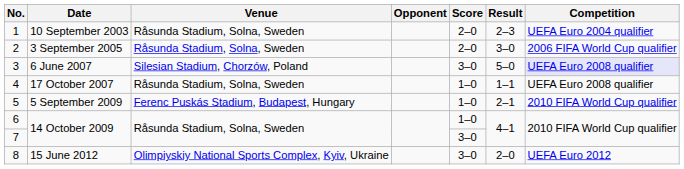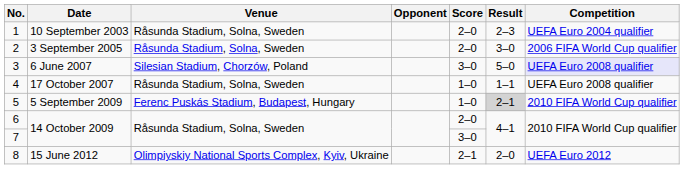(505, 102) no background -> (505, 102) lightgrey background
(467, 119) 1–0 -> (467, 119) 2–0
(467, 155) 3–0 -> (467, 155) 2–1
